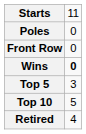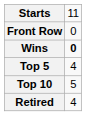- row: (35, 31)
(73, 84) 3 -> (73, 66) 4
